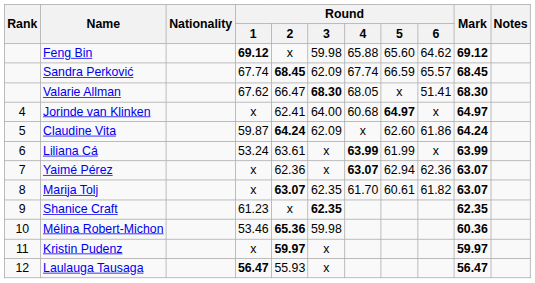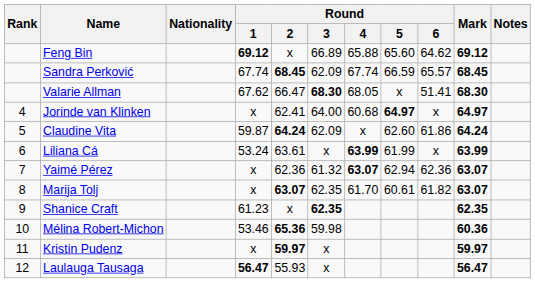(326, 53) 59.98 -> (326, 53) 66.89
(326, 170) x -> (326, 170) 61.32
